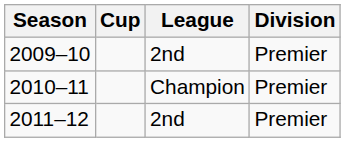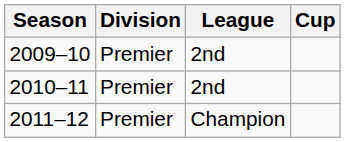columns swapped: (295, 20) <-> (120, 20)
(197, 86) Champion -> (208, 86) 2nd
(167, 119) 2nd -> (238, 119) Champion
